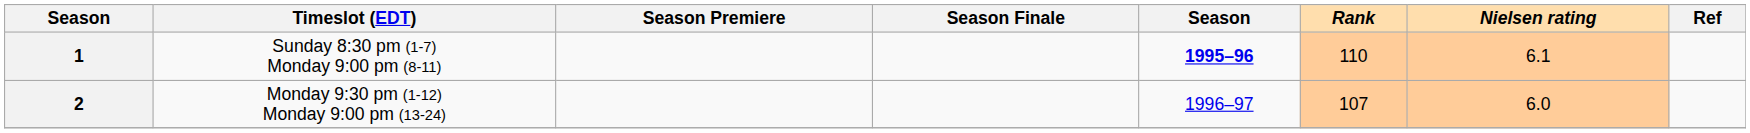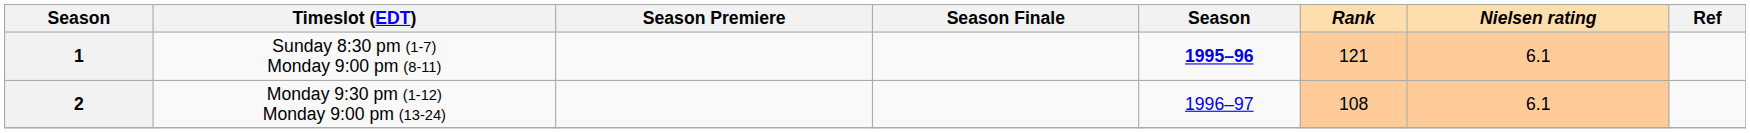(1354, 56) 110 -> (1354, 56) 121
(1354, 103) 107 -> (1354, 103) 108
(1538, 103) 6.0 -> (1538, 103) 6.1
